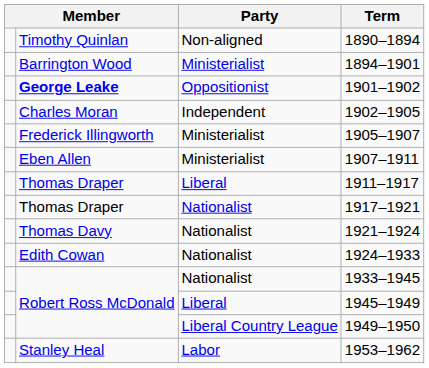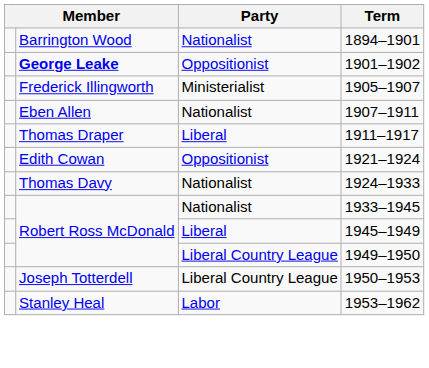- row: (382, 40)
(223, 64) Ministerialist -> (217, 40) Nationalist
- row: (382, 111)
(223, 159) Ministerialist -> (217, 111) Nationalist
- row: (382, 207)
(65, 231) Thomas Davy -> (62, 159) Edith Cowan
(217, 231) Nationalist -> (225, 159) Oppositionist
(62, 254) Edith Cowan -> (65, 183) Thomas Davy
+ row: (382, 278)
